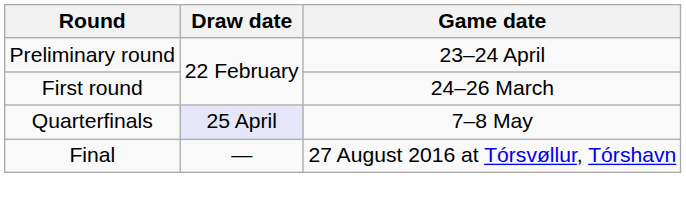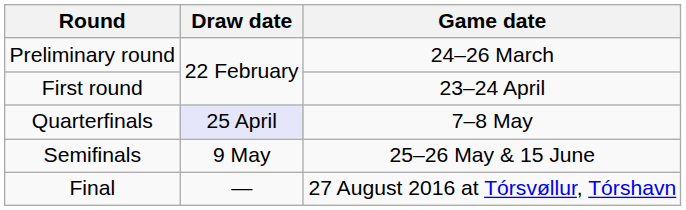(492, 54) 23–24 April -> (492, 54) 24–26 March
(492, 88) 24–26 March -> (492, 88) 23–24 April
+ row: (92, 155)
